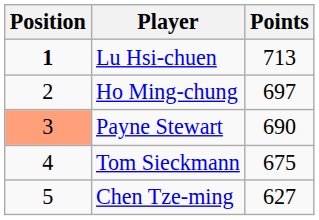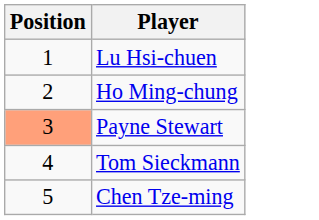- column: (279, 22)
(48, 57) bold -> (48, 57) normal
